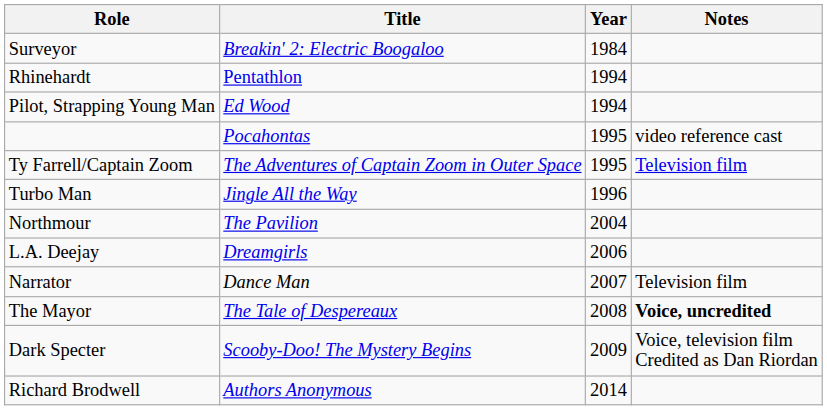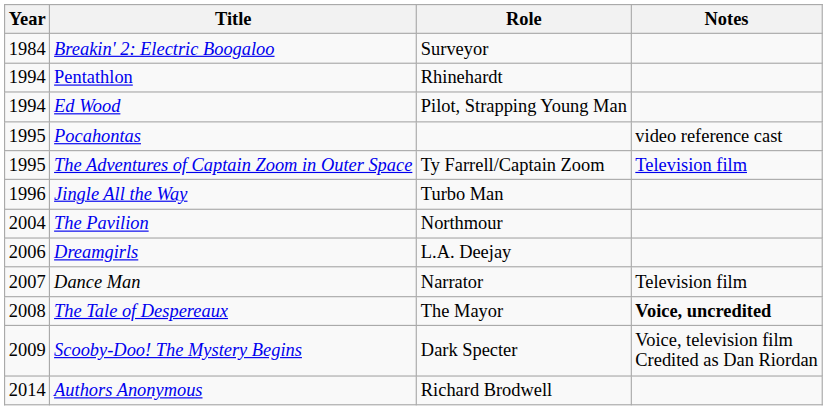columns swapped: (608, 19) <-> (112, 19)
